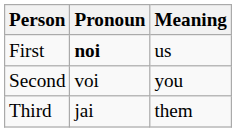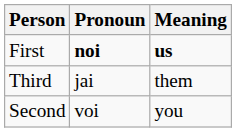(163, 50) normal -> (163, 50) bold
rows swapped: (37, 80) <-> (30, 111)
